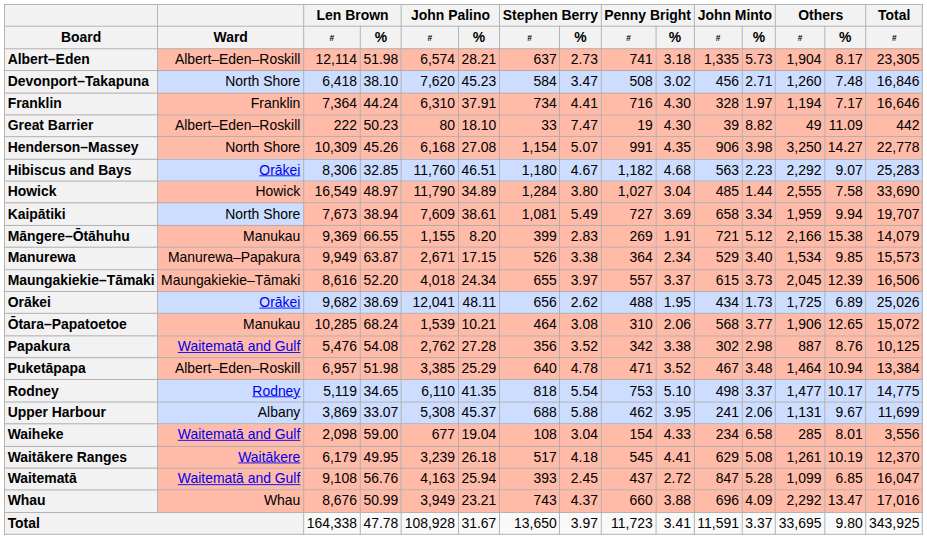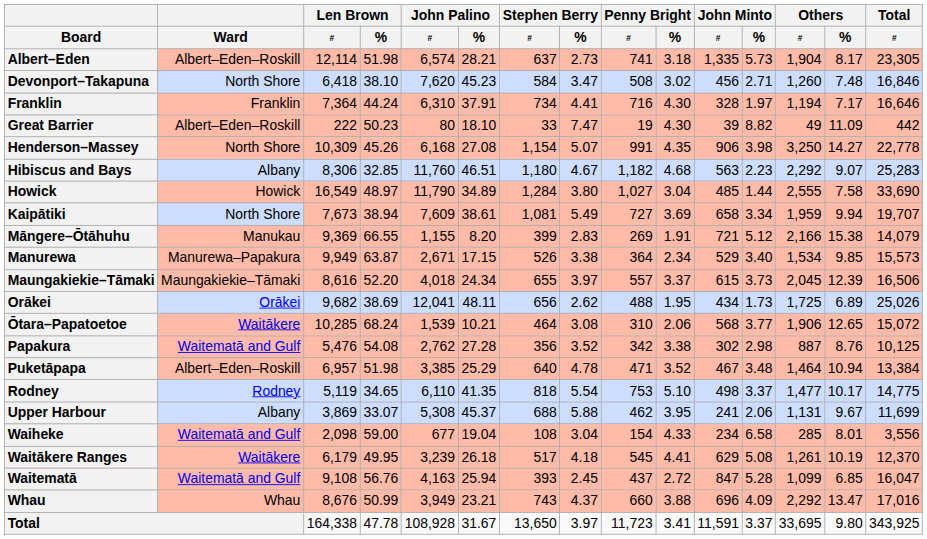(280, 170) Orākei -> (279, 170) Albany
(272, 324) Manukau -> (269, 324) Waitākere
